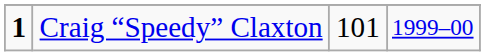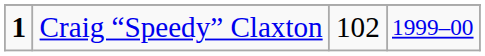(358, 27) 101 -> (358, 27) 102
